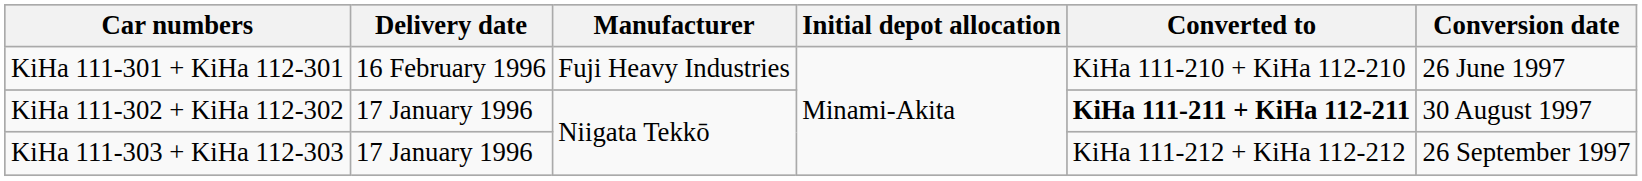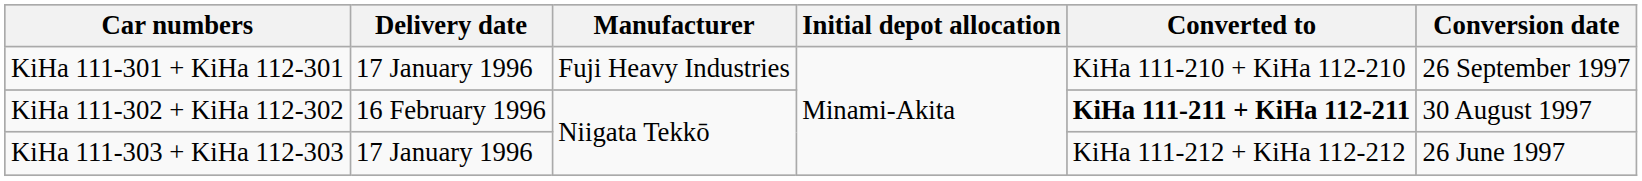(451, 68) 16 February 1996 -> (444, 68) 17 January 1996
(1494, 68) 26 June 1997 -> (1526, 68) 26 September 1997
(444, 110) 17 January 1996 -> (451, 110) 16 February 1996
(1526, 152) 26 September 1997 -> (1494, 152) 26 June 1997
